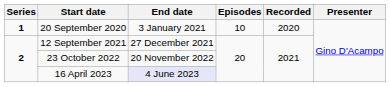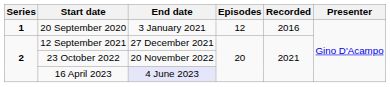(240, 27) 10 -> (240, 27) 12
(289, 27) 2020 -> (289, 27) 2016
